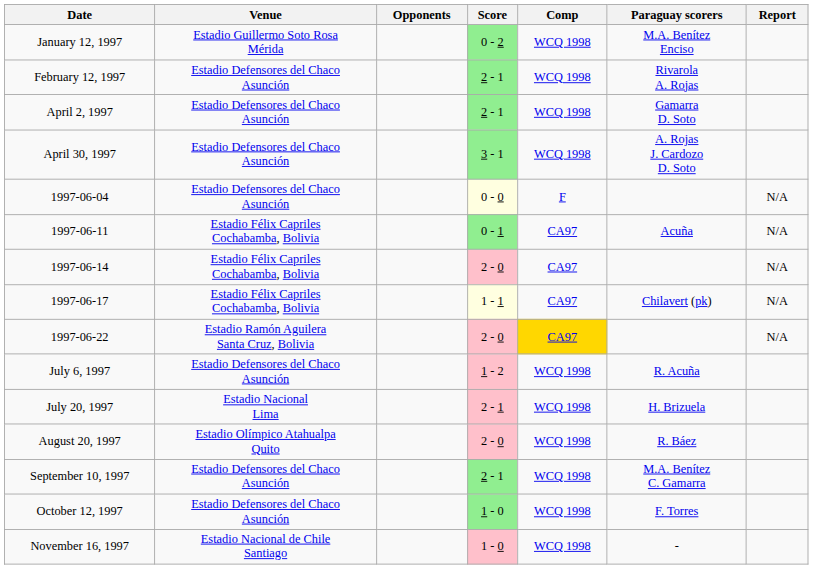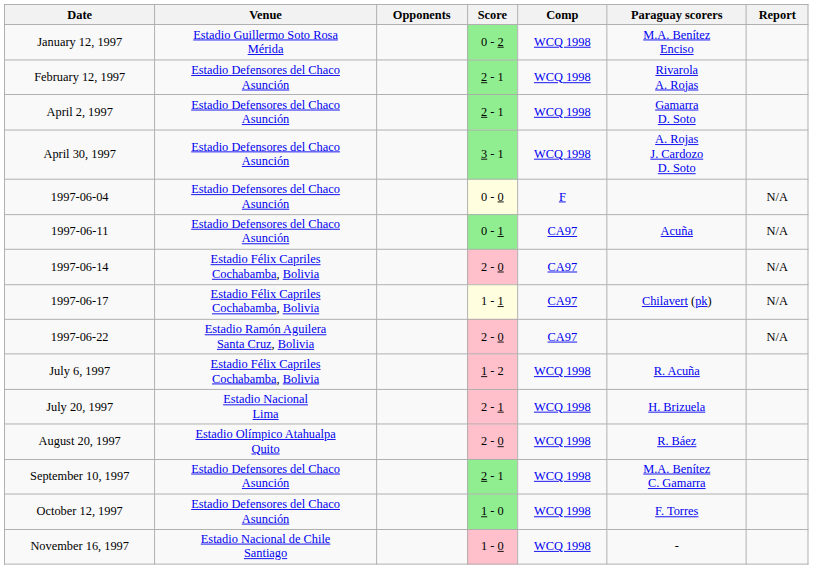(266, 231) Estadio Félix Capriles Cochabamba, Bolivia -> (266, 231) Estadio Defensores del Chaco Asunción
(562, 336) gold background -> (562, 336) no background
(266, 371) Estadio Defensores del Chaco Asunción -> (266, 371) Estadio Félix Capriles Cochabamba, Bolivia
